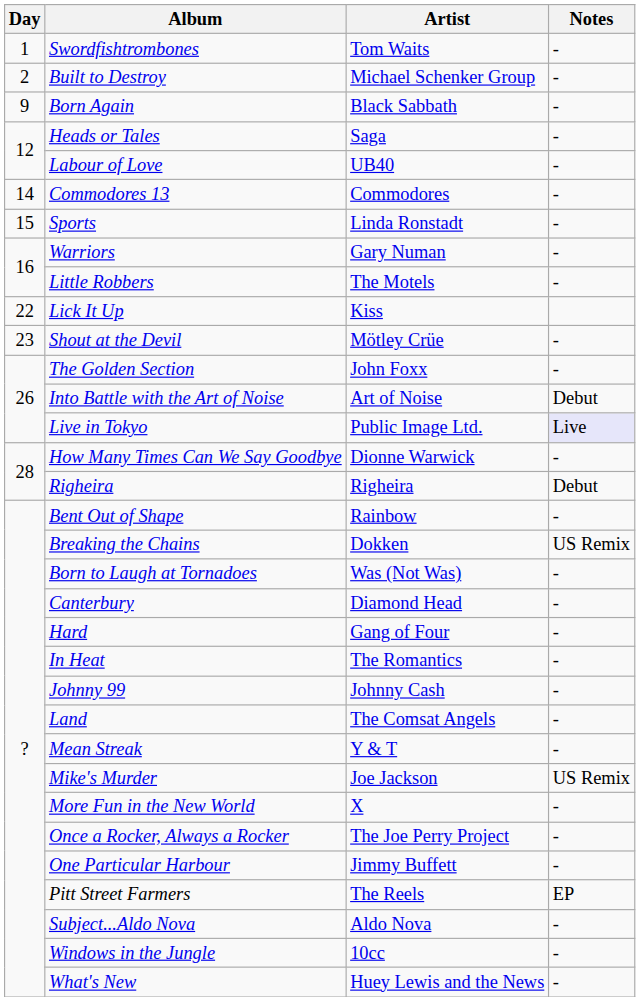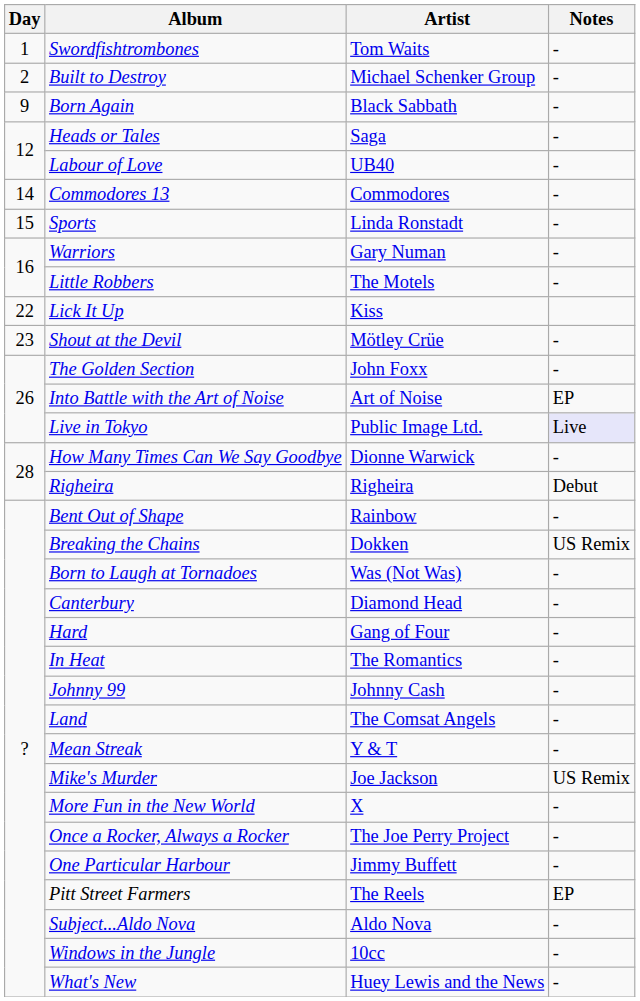(575, 398) Debut -> (564, 398) EP
